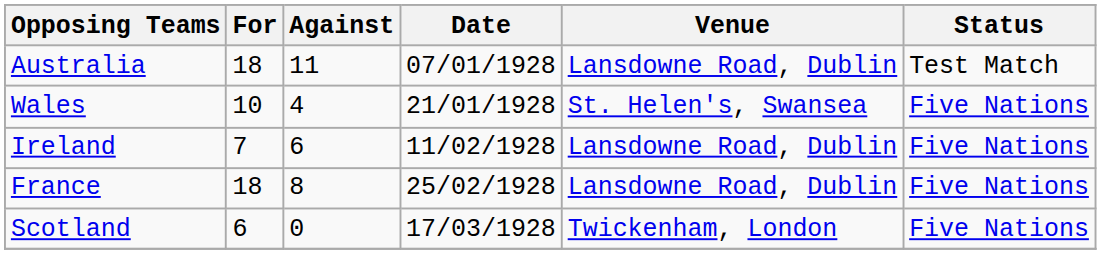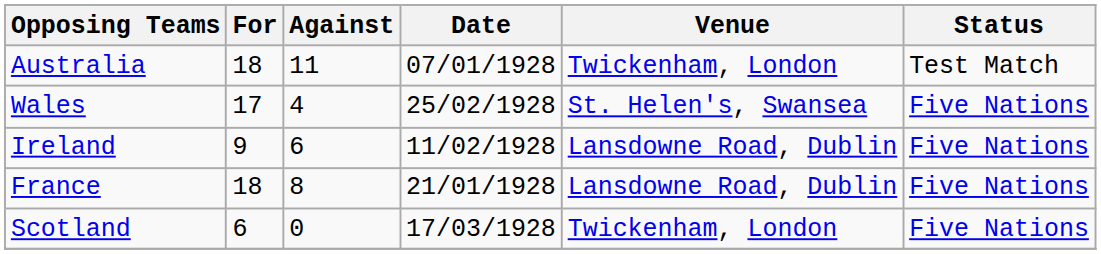(732, 66) Lansdowne Road, Dublin -> (703, 66) Twickenham, London
(247, 107) 10 -> (247, 107) 17
(481, 107) 21/01/1928 -> (481, 107) 25/02/1928
(240, 147) 7 -> (240, 147) 9
(481, 188) 25/02/1928 -> (481, 188) 21/01/1928
